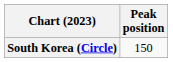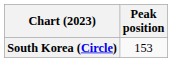(144, 47) 150 -> (144, 47) 153
